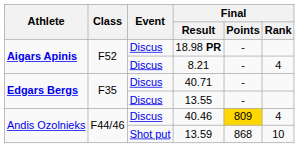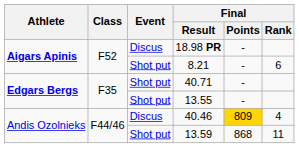(146, 65) Discus -> (150, 65) Shot put
(278, 65) 4 -> (278, 65) 6
(146, 83) Discus -> (150, 83) Shot put
(146, 100) Discus -> (150, 100) Shot put
(278, 134) 10 -> (278, 134) 11
